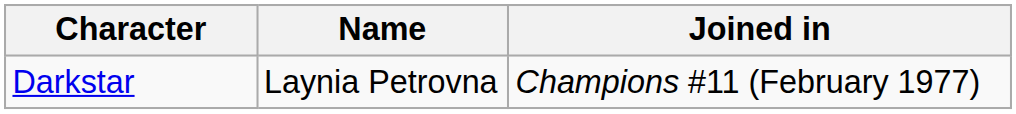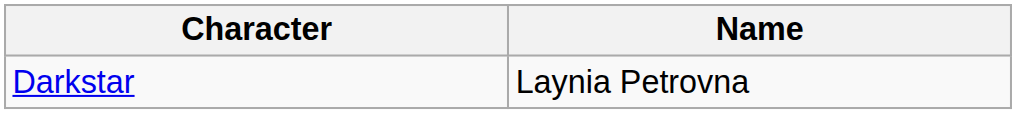- column: (760, 30)
